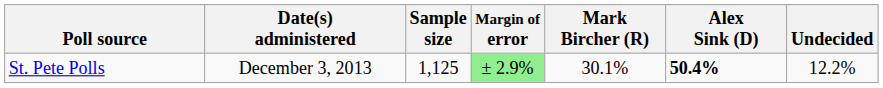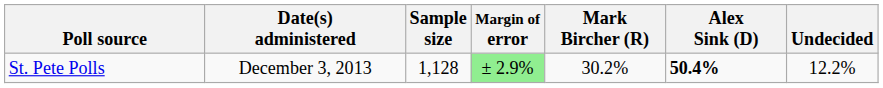(438, 67) 1,125 -> (438, 67) 1,128
(605, 67) 30.1% -> (605, 67) 30.2%
